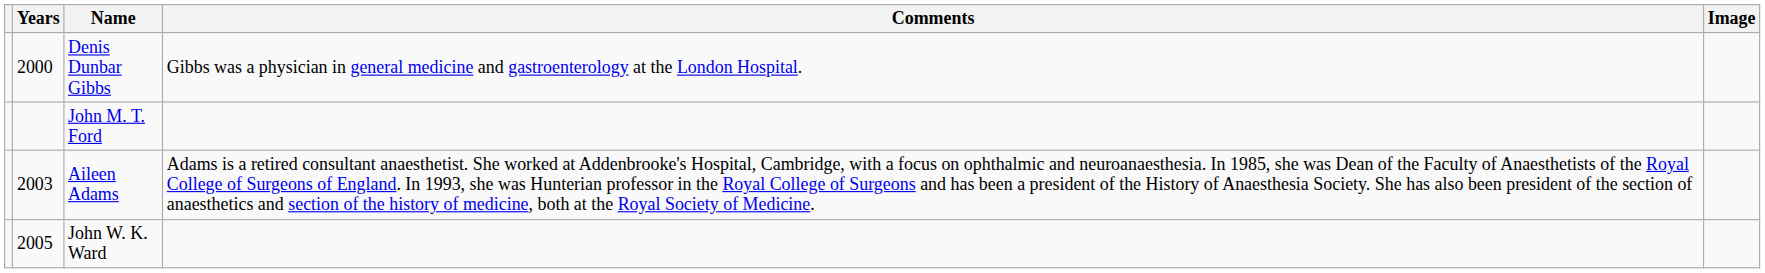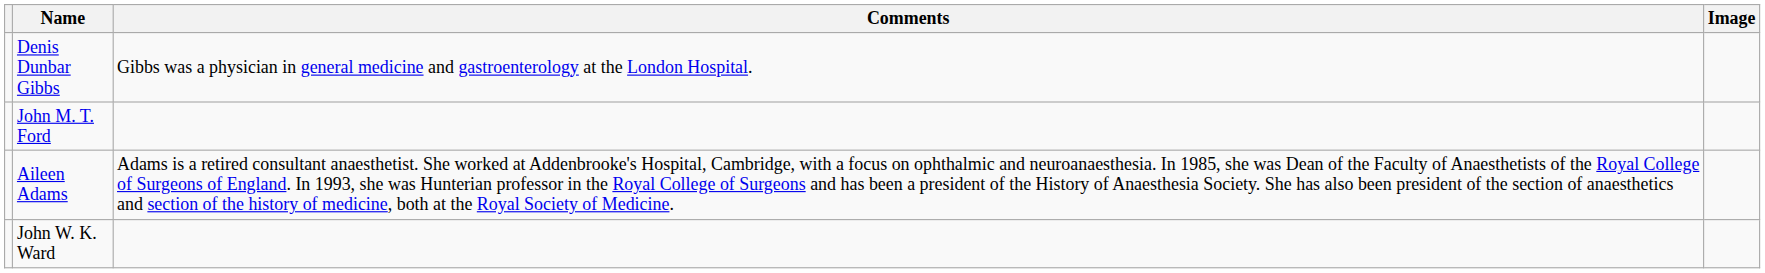- column: (38, 18)
